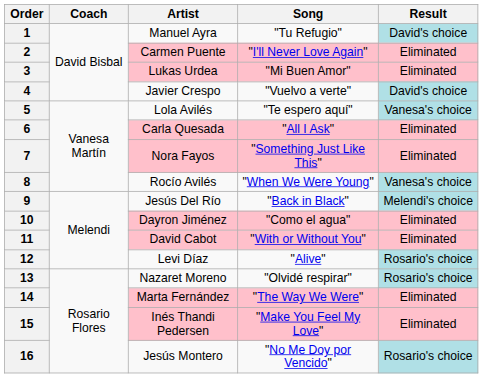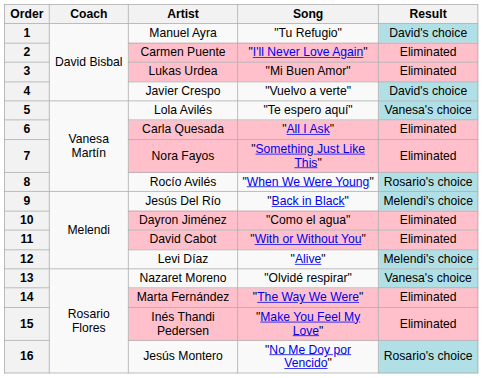(428, 182) Vanesa's choice -> (428, 182) Rosario's choice
(428, 259) Rosario's choice -> (428, 259) Melendi's choice
(428, 278) Rosario's choice -> (428, 278) Vanesa's choice
